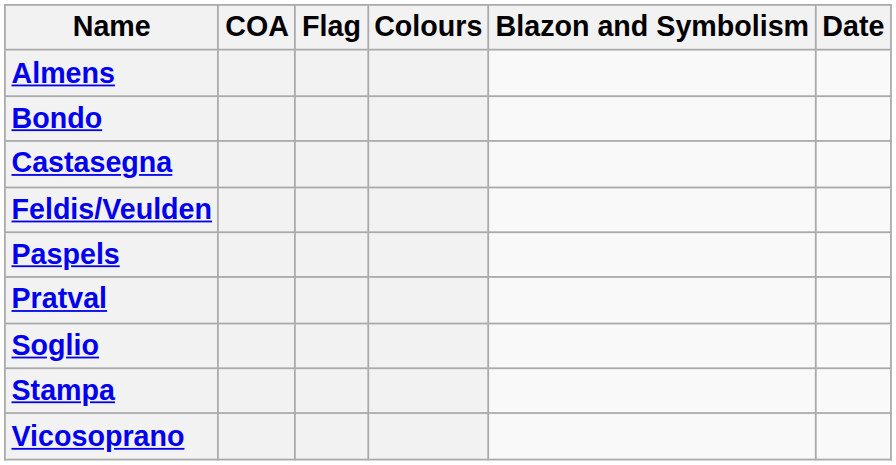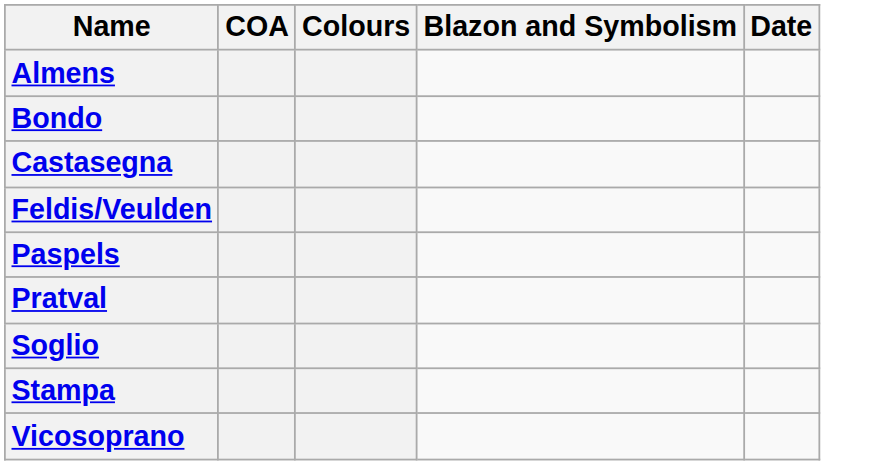- column: (332, 27)
